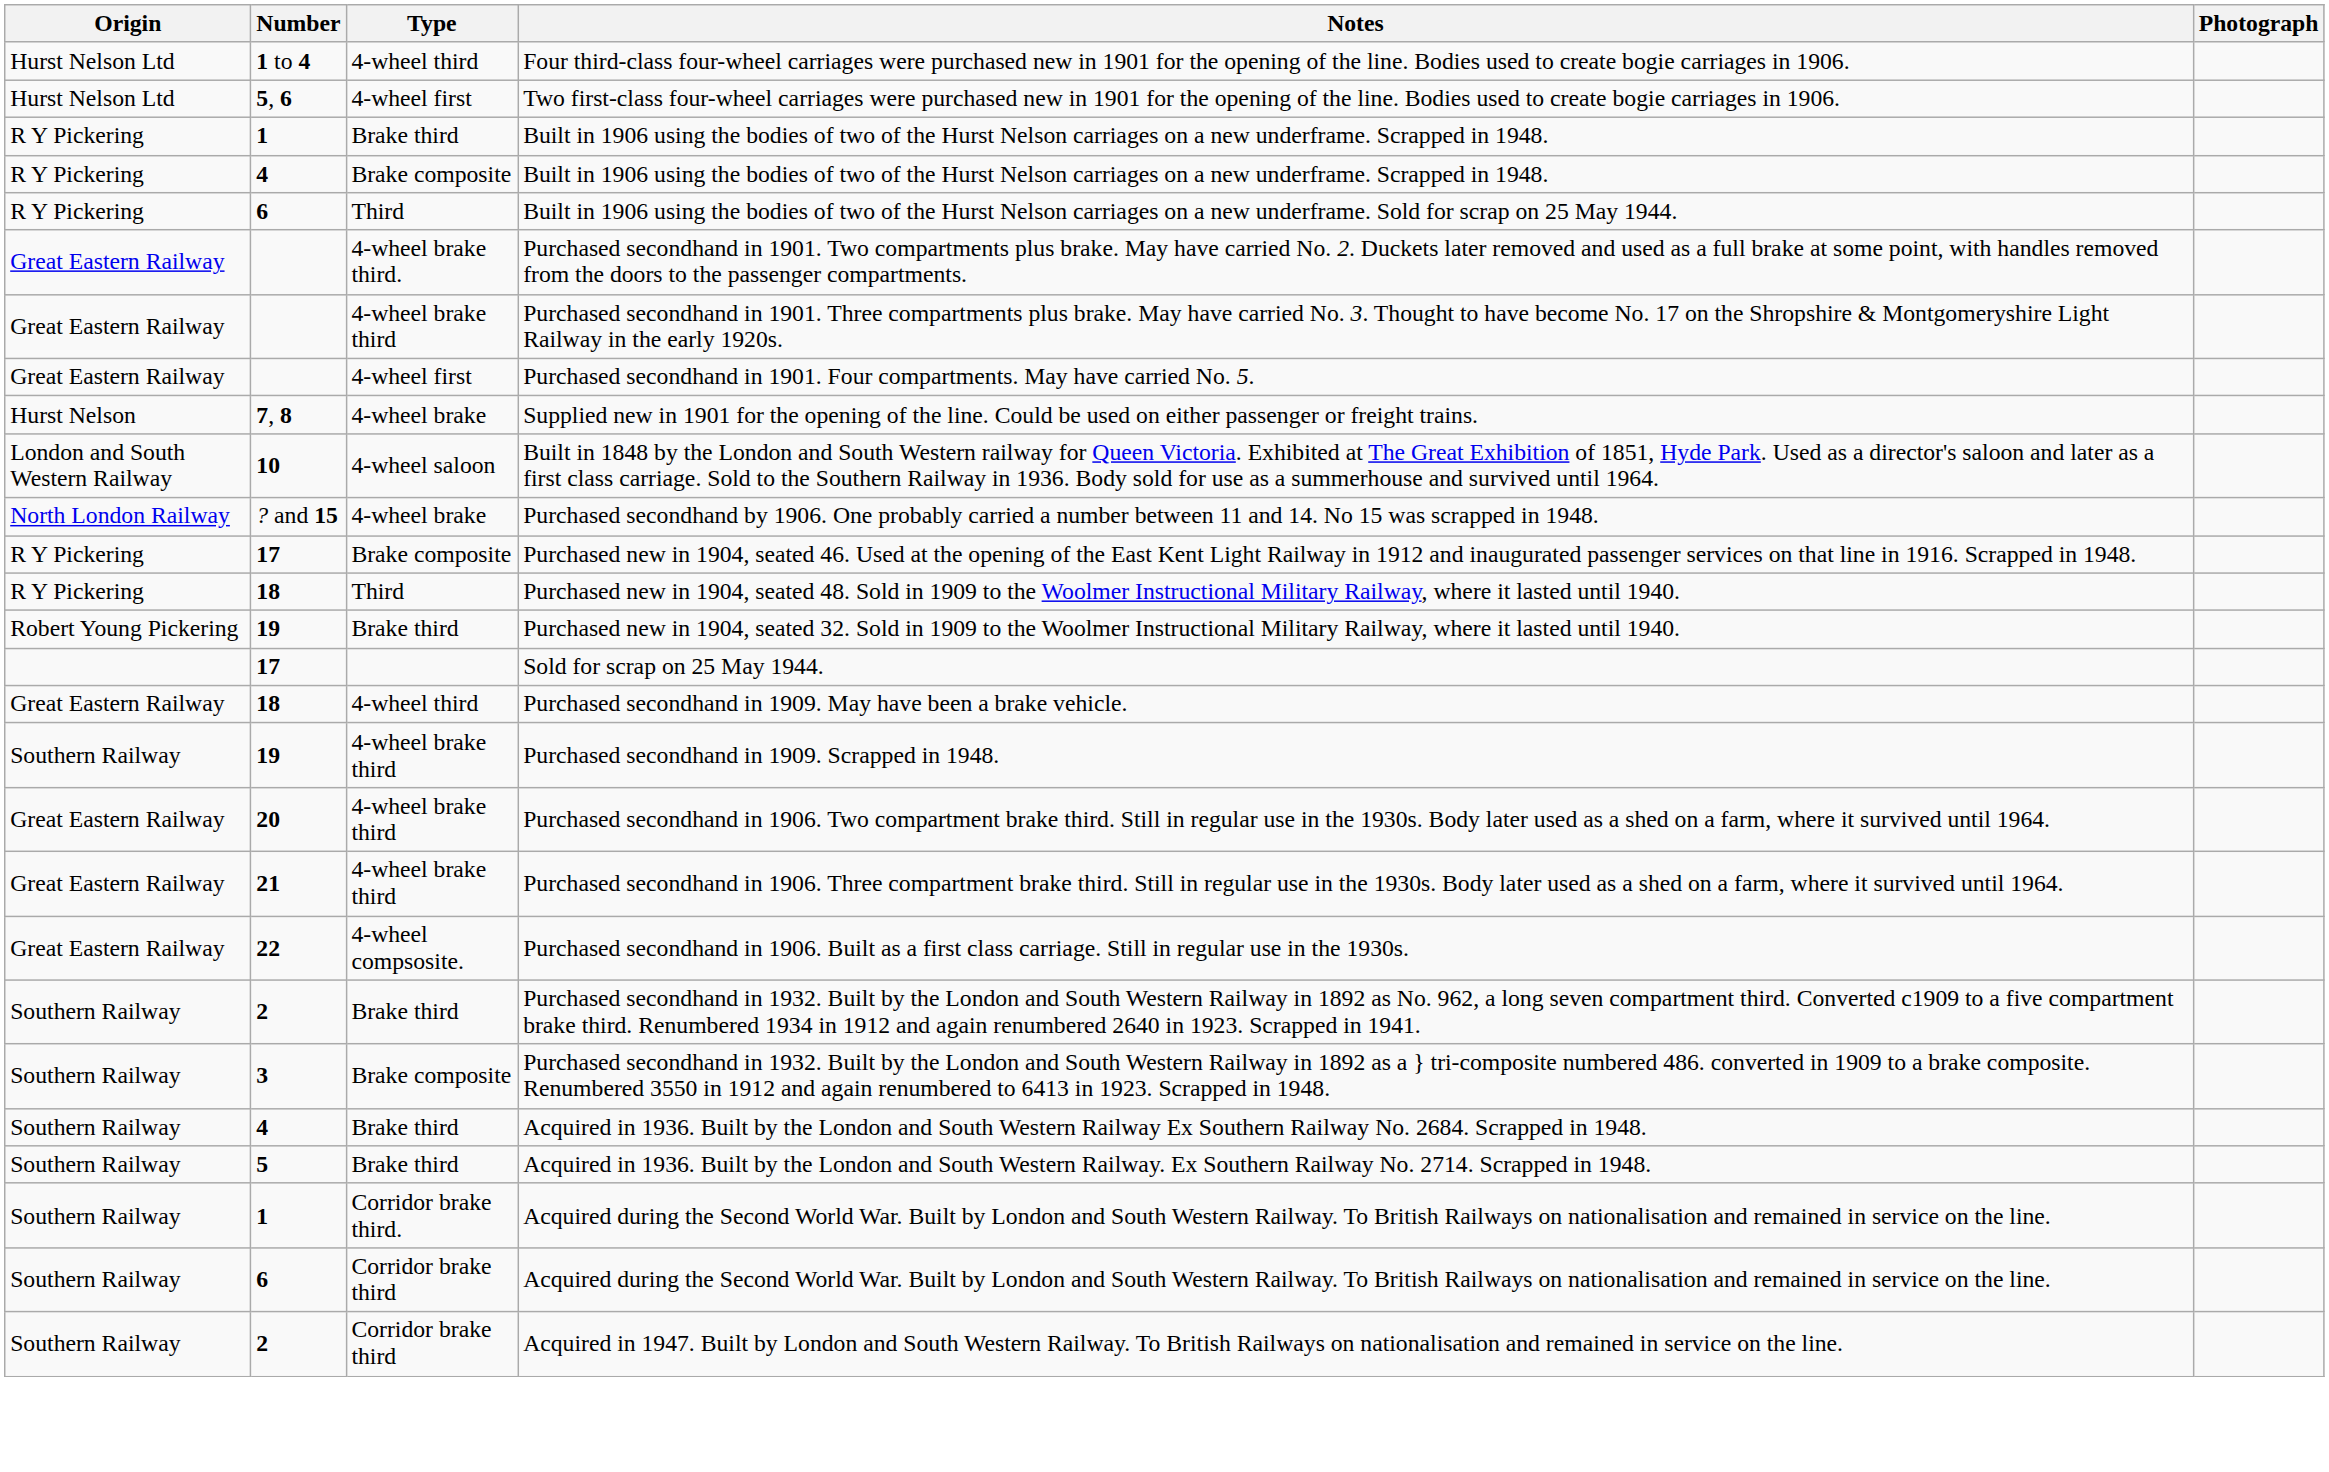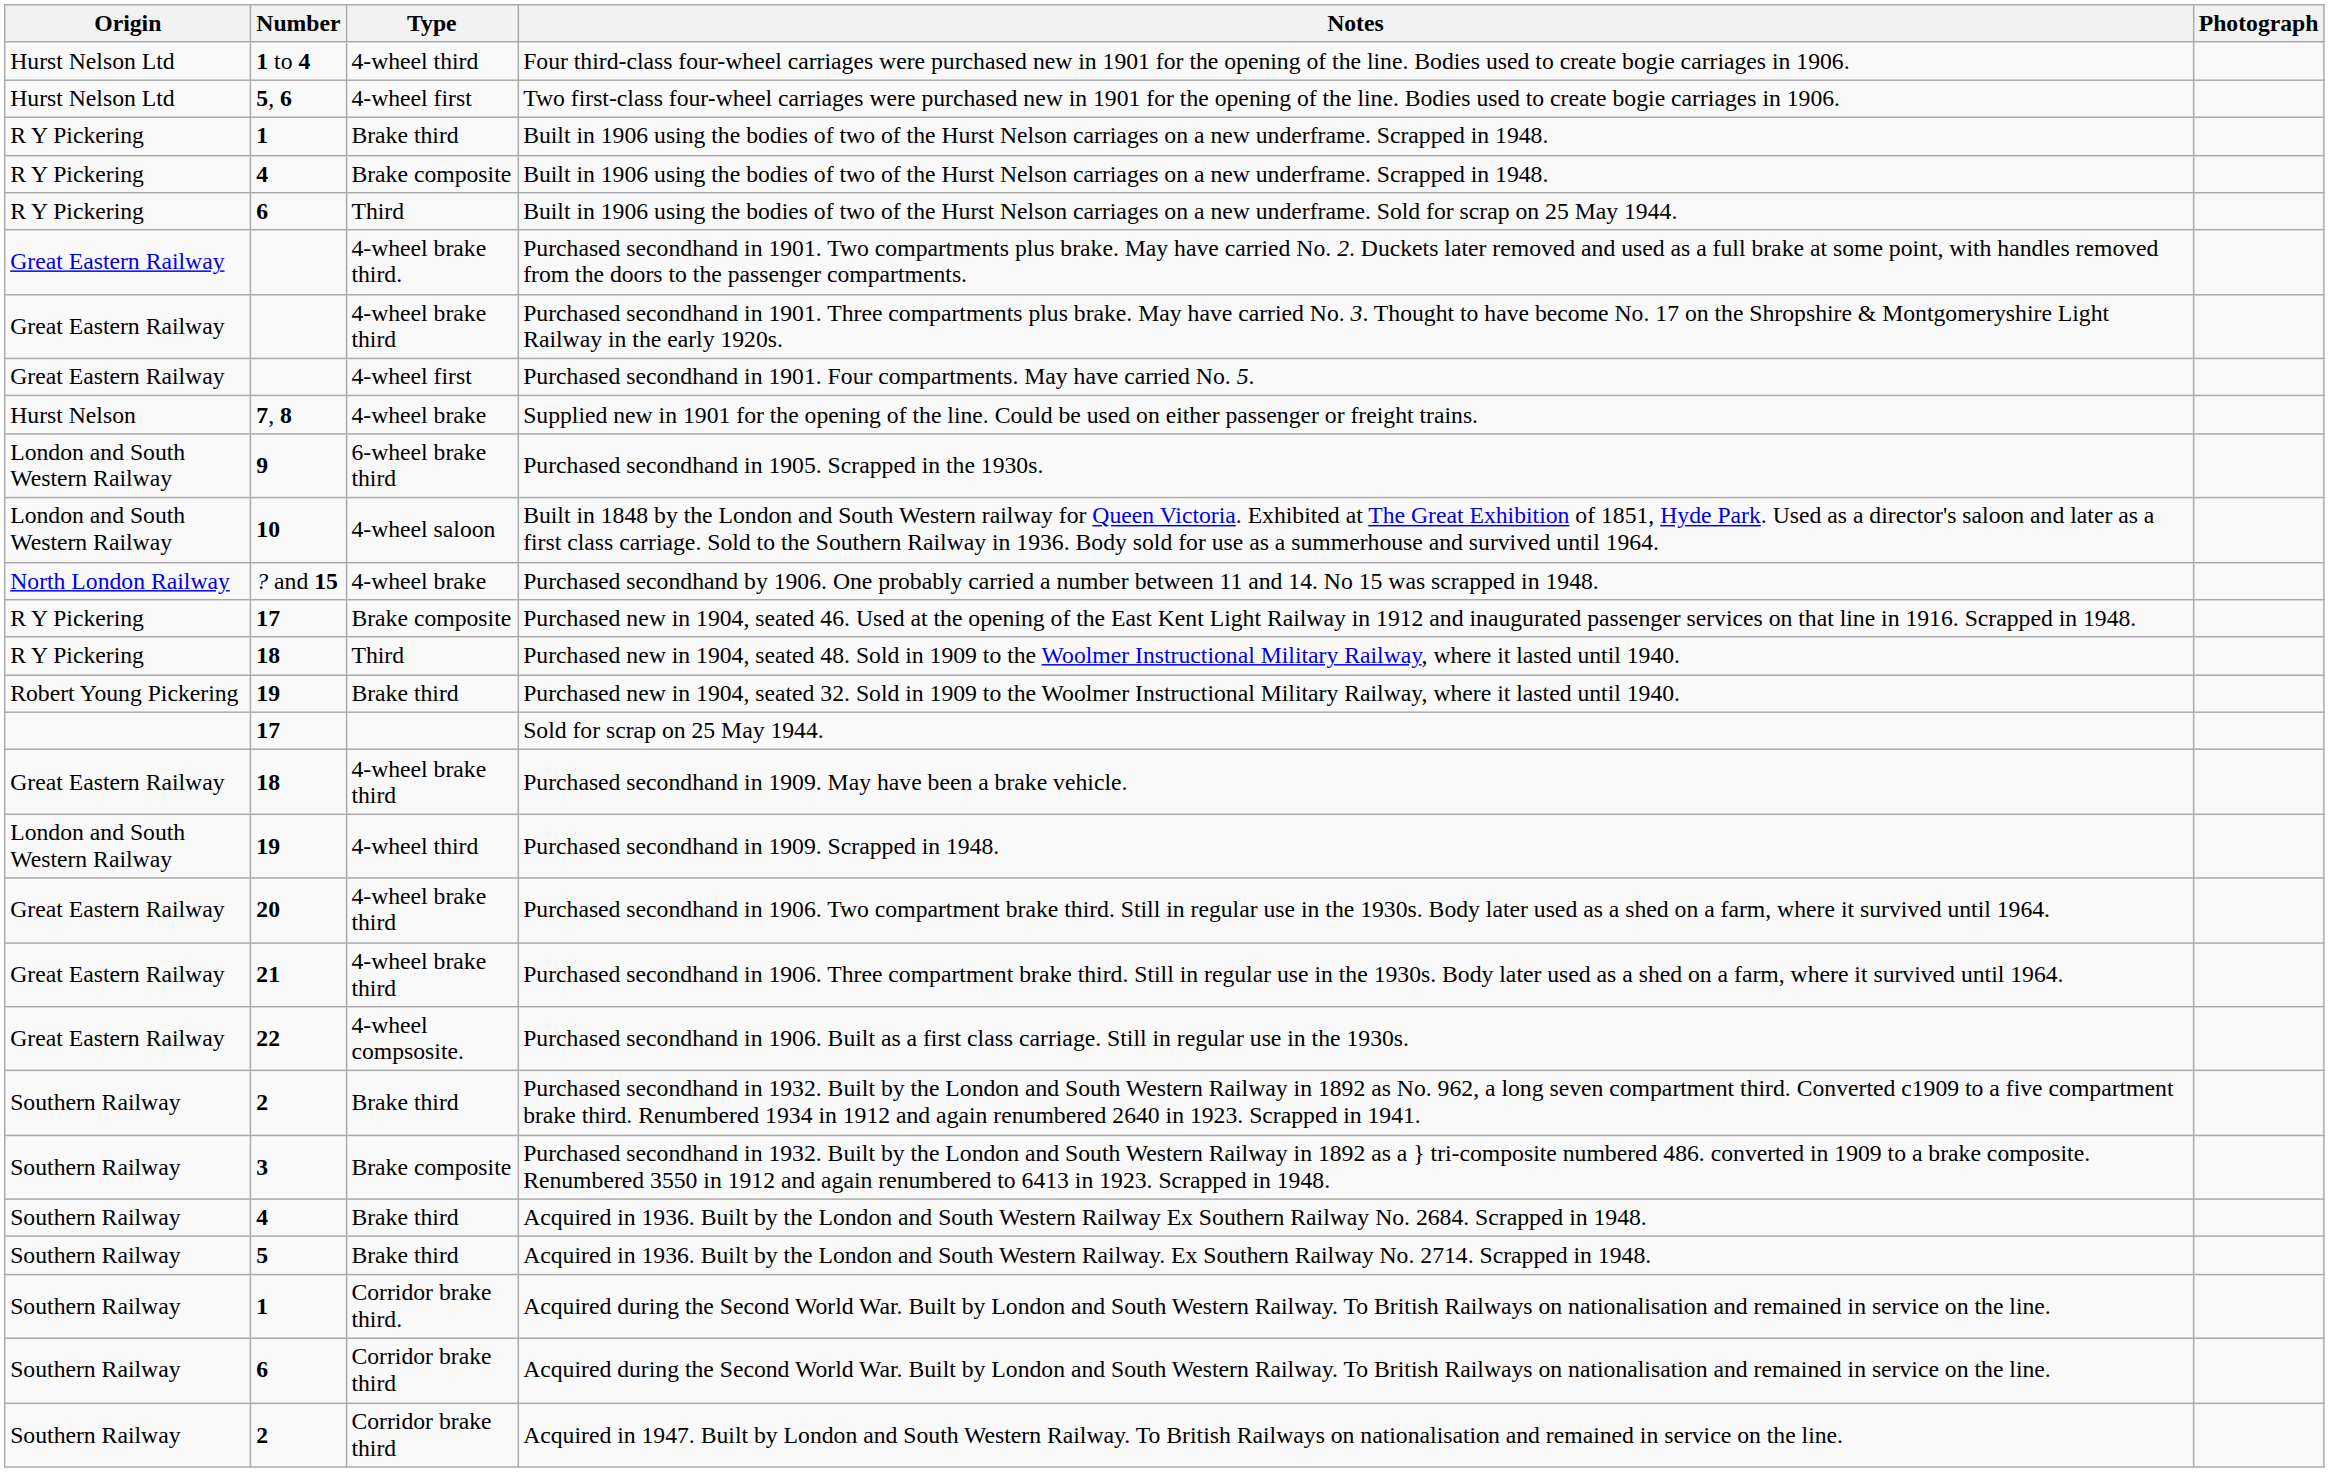+ row: (262, 465)
(415, 704) 4-wheel third -> (419, 781) 4-wheel brake third
(95, 754) Southern Railway -> (98, 845) London and South Western Railway
(419, 754) 4-wheel brake third -> (415, 845) 4-wheel third
